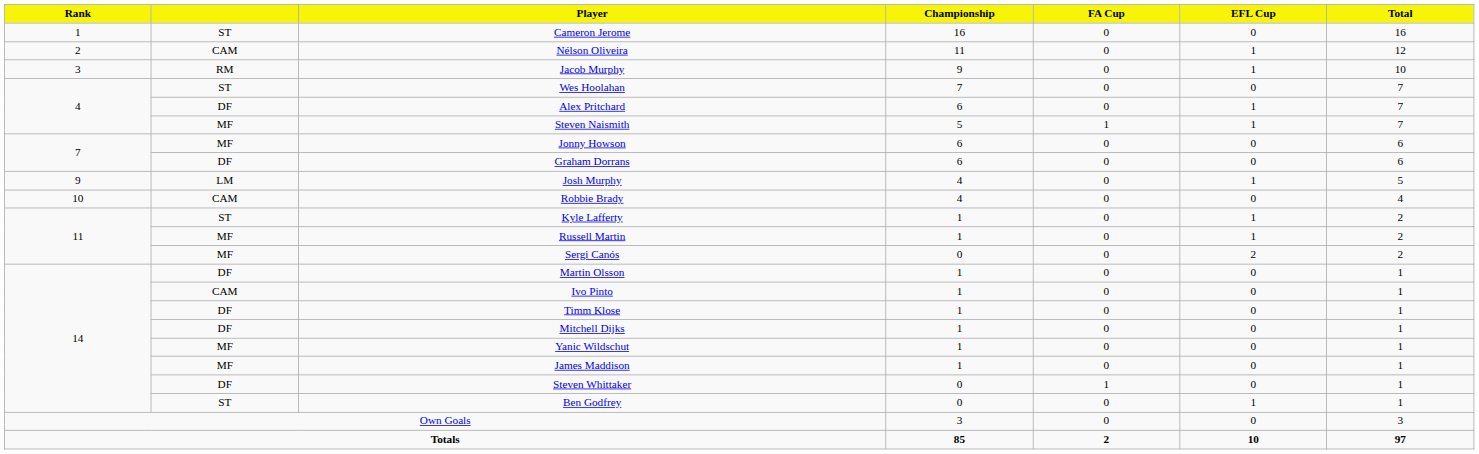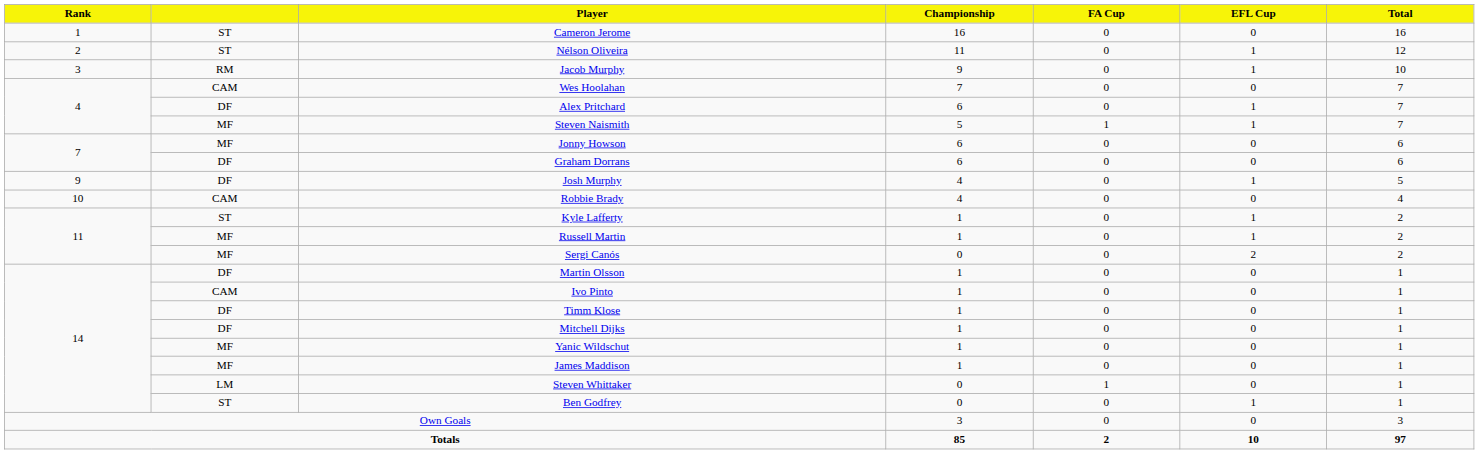(225, 51) CAM -> (225, 51) ST
(225, 88) ST -> (225, 88) CAM
(225, 180) LM -> (225, 180) DF
(225, 384) DF -> (225, 384) LM
